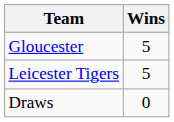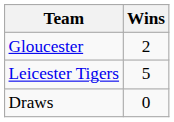(146, 45) 5 -> (146, 45) 2
